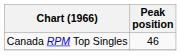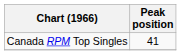(153, 41) 46 -> (153, 41) 41
